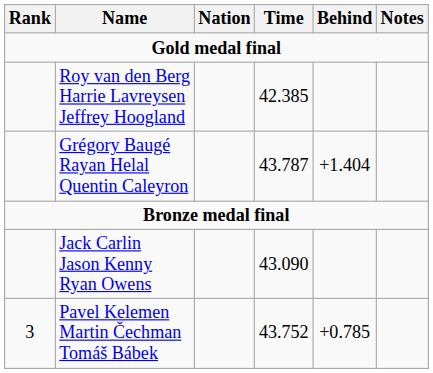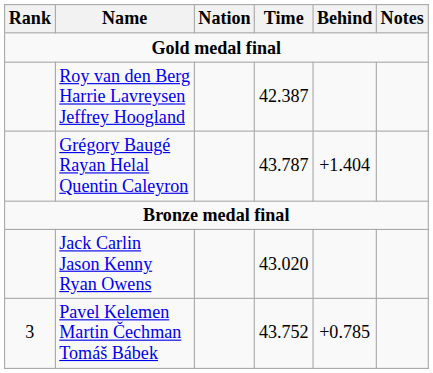(284, 96) 42.385 -> (284, 96) 42.387
(284, 263) 43.090 -> (284, 263) 43.020
